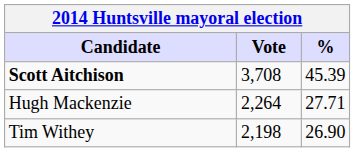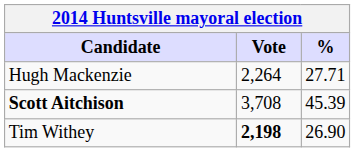rows swapped: (66, 75) <-> (70, 103)
(261, 132) normal -> (261, 132) bold
